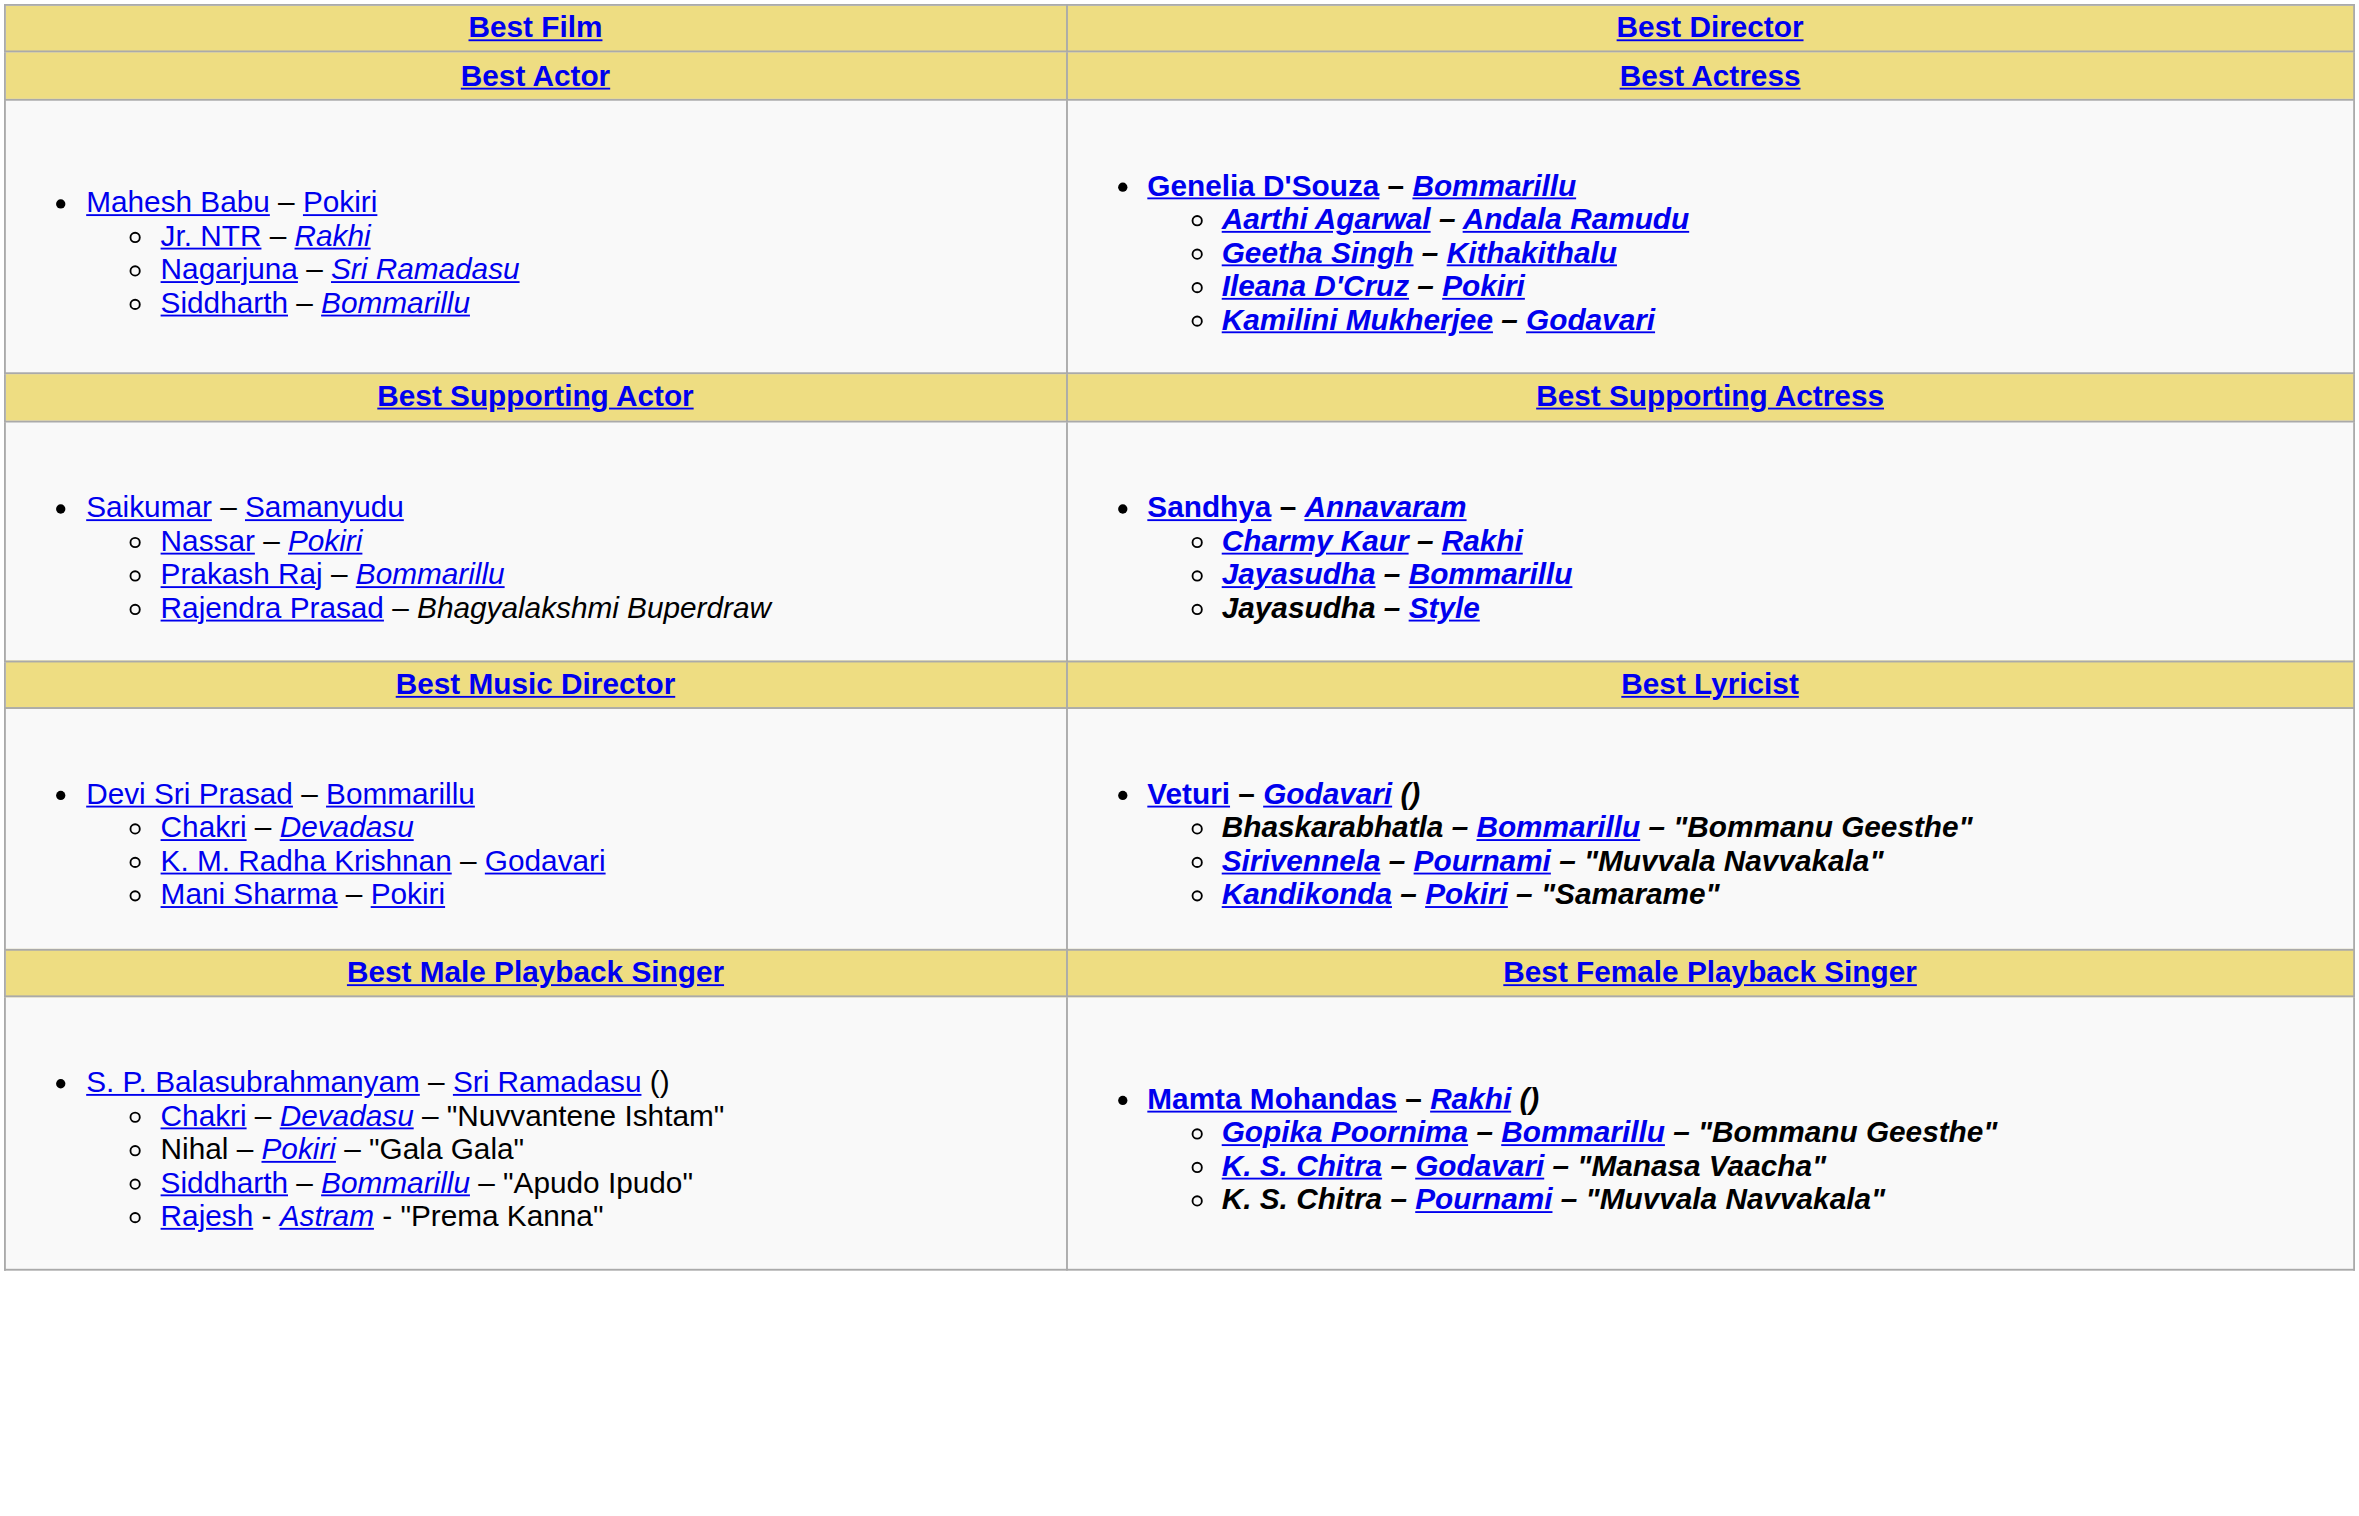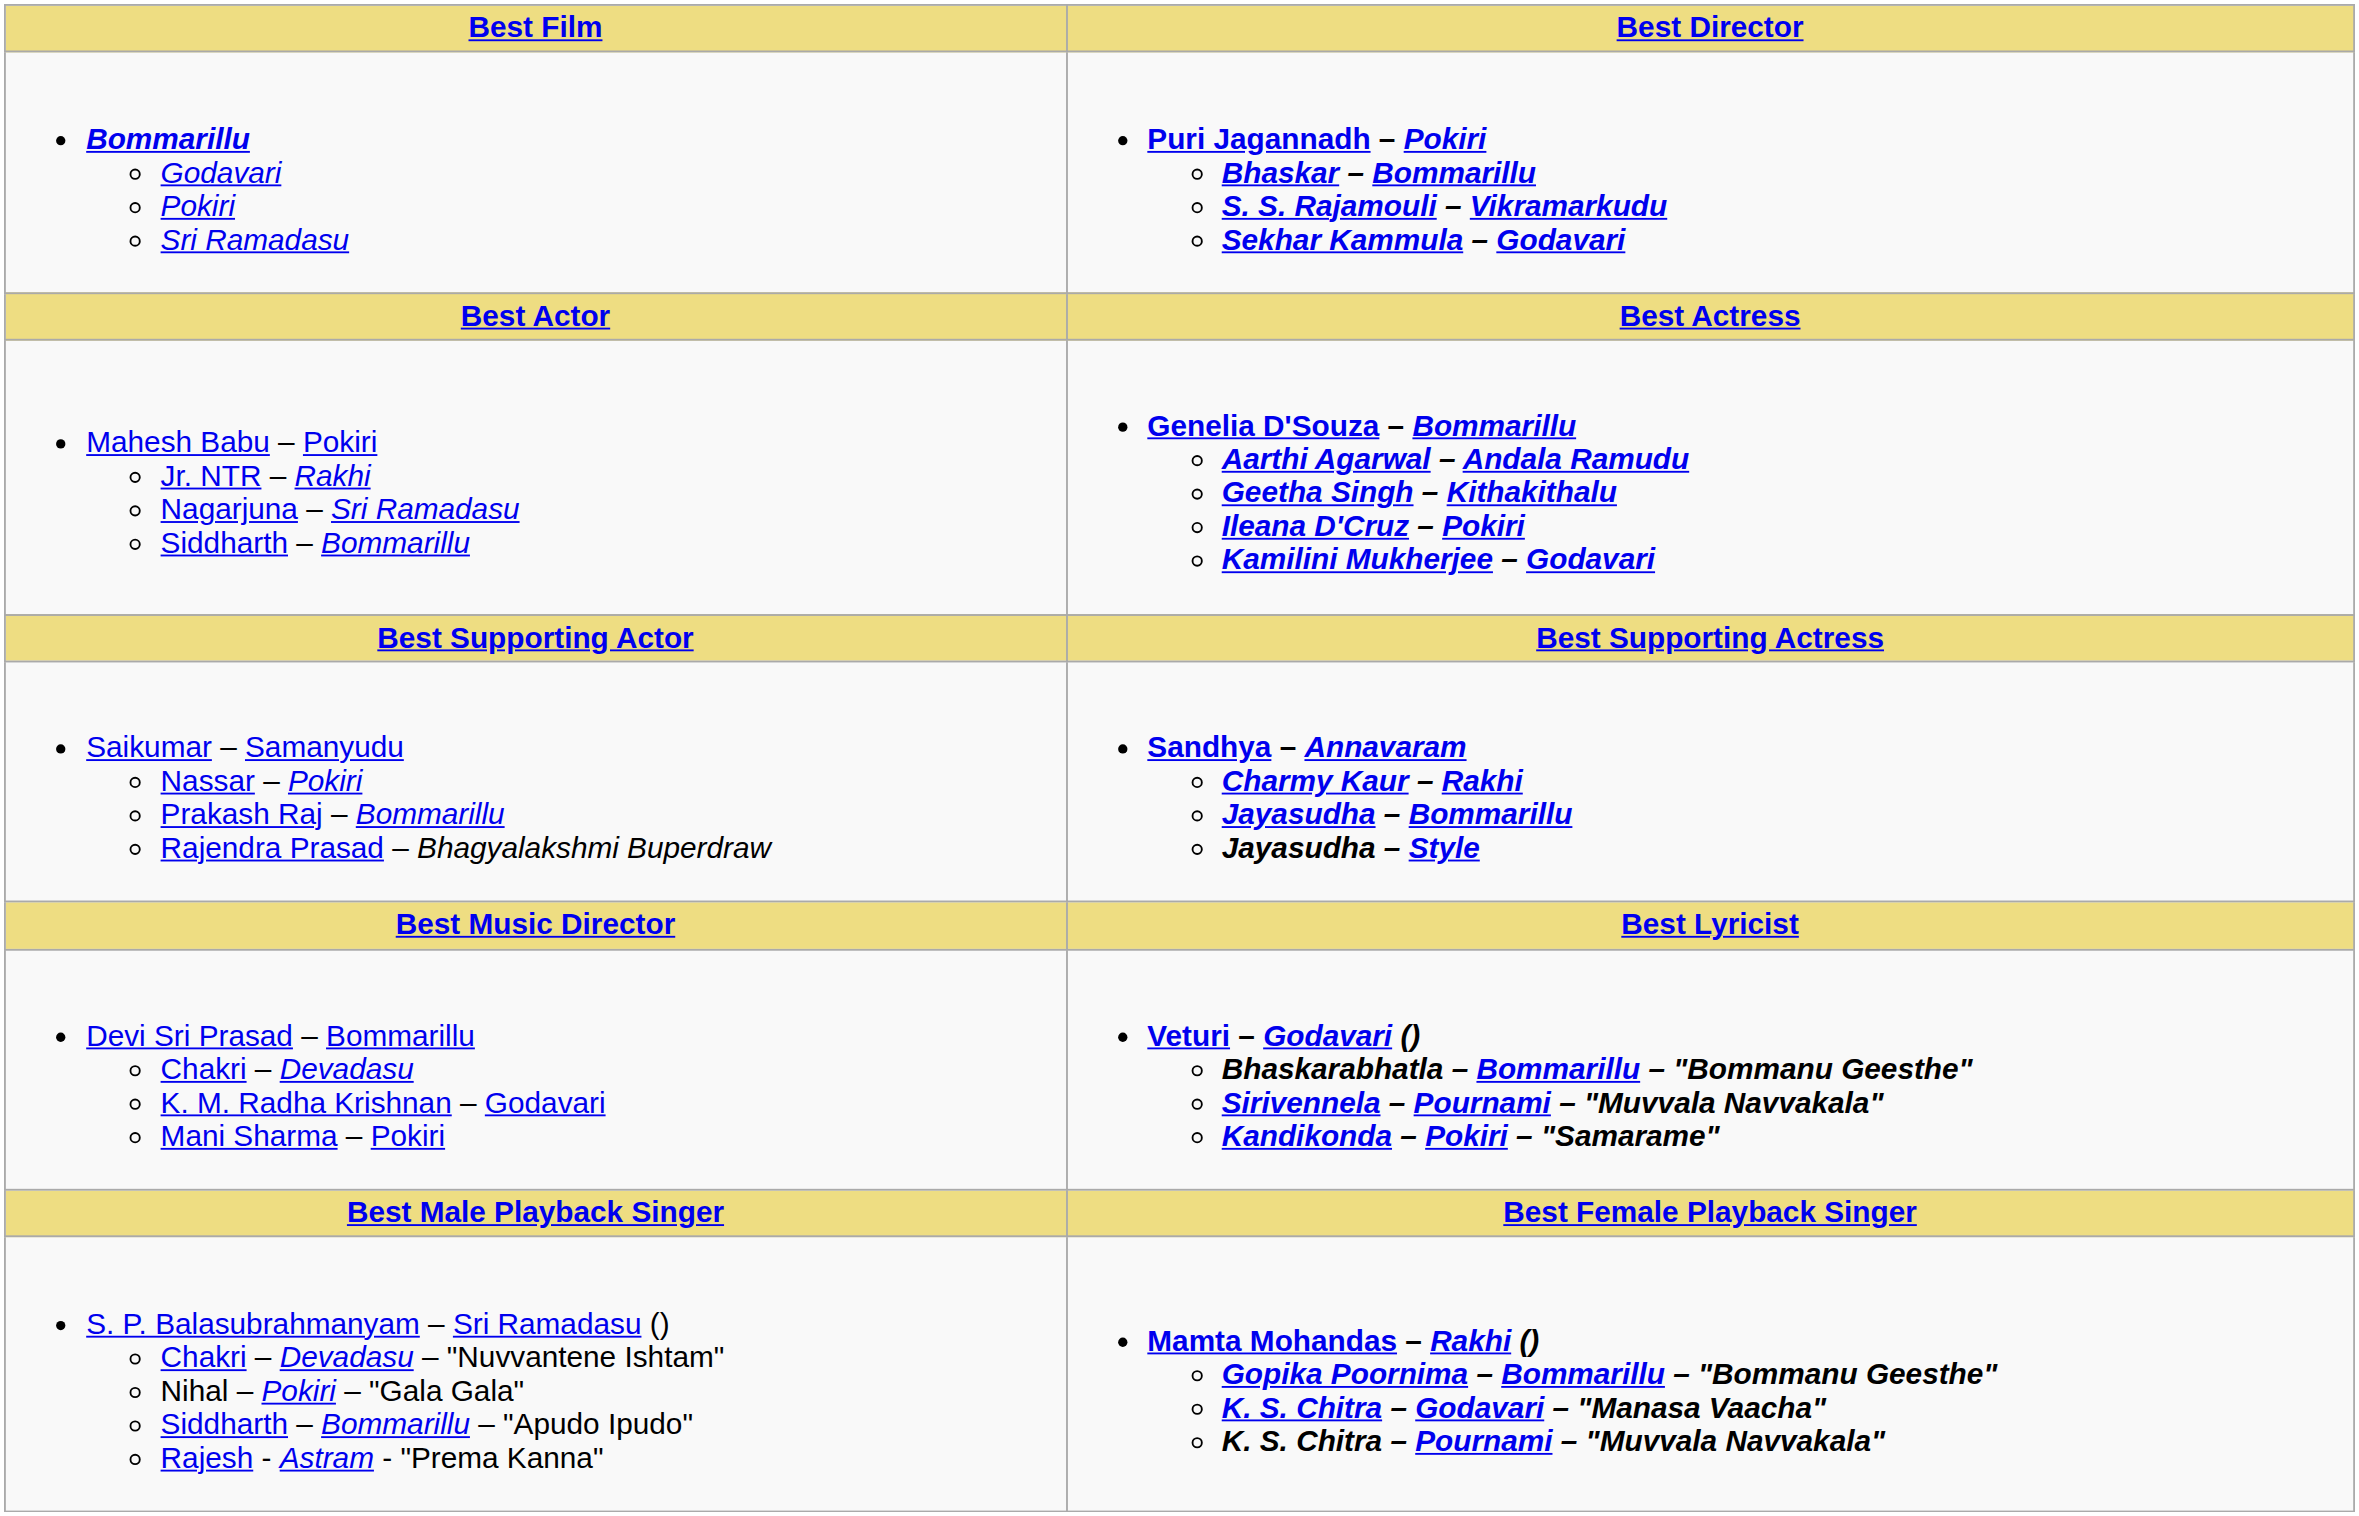+ row: (535, 189)
